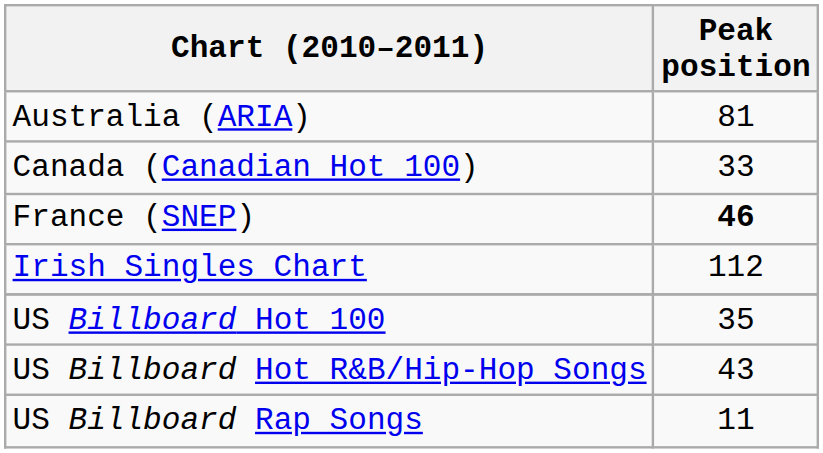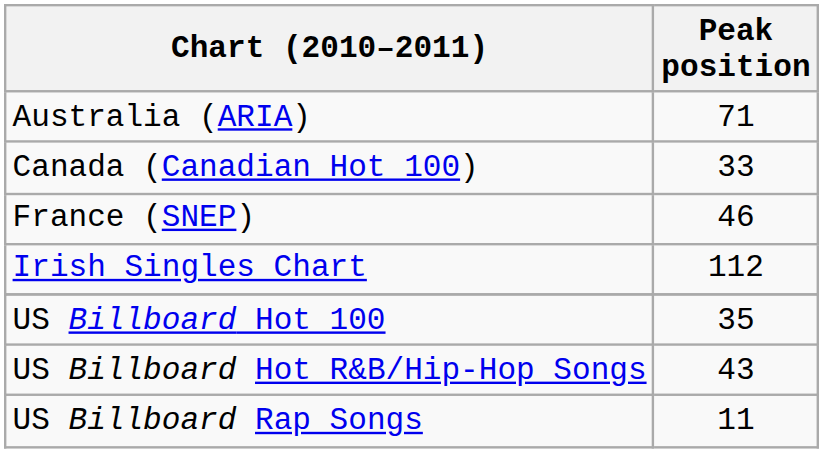(736, 117) 81 -> (736, 117) 71
(736, 218) bold -> (736, 218) normal
